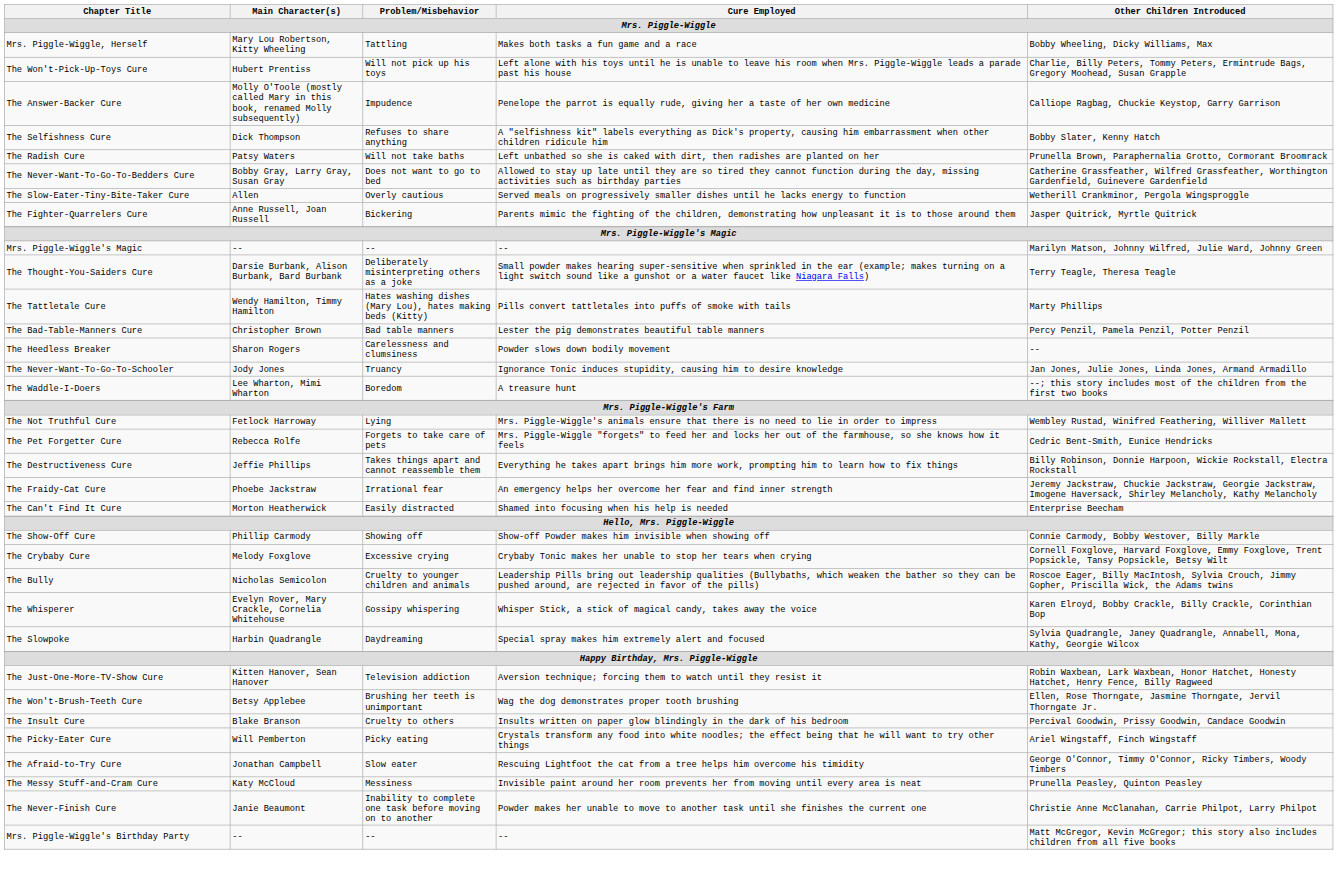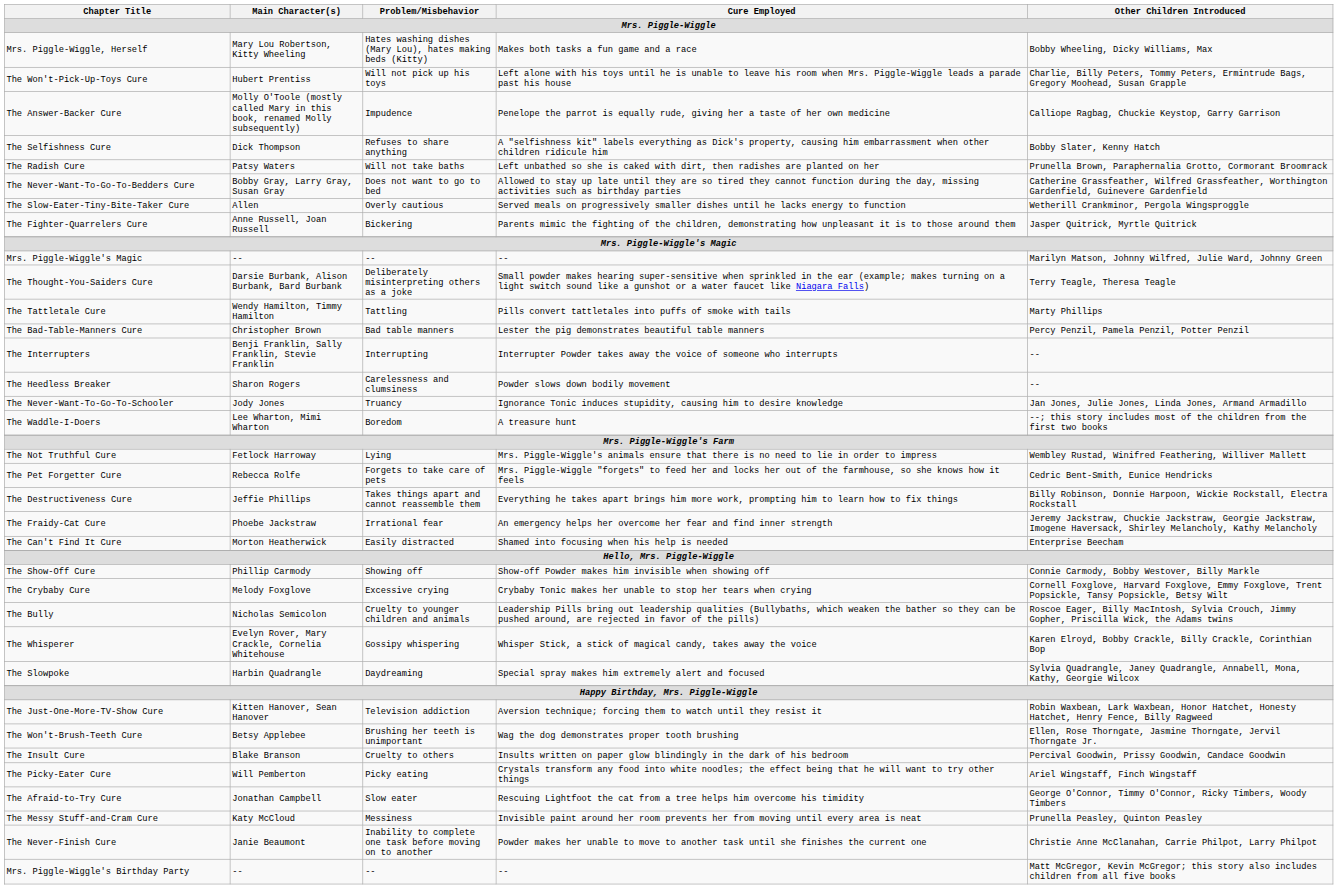(386, 45) Tattling -> (428, 50) Hates washing dishes (Mary Lou), hates making beds (Kitty)
(428, 307) Hates washing dishes (Mary Lou), hates making beds (Kitty) -> (386, 312) Tattling
+ row: (48, 355)
